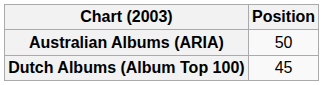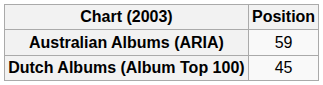(284, 42) 50 -> (284, 42) 59
